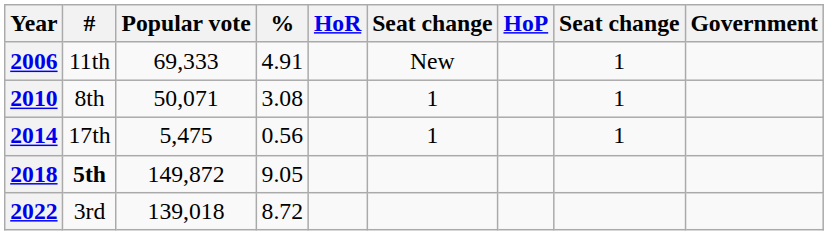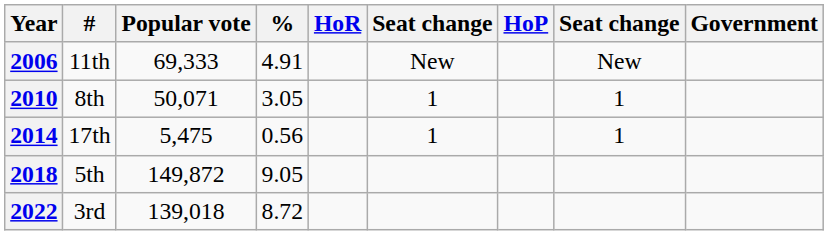(619, 60) 1 -> (619, 60) New
(282, 98) 3.08 -> (282, 98) 3.05
(90, 173) bold -> (90, 173) normal
